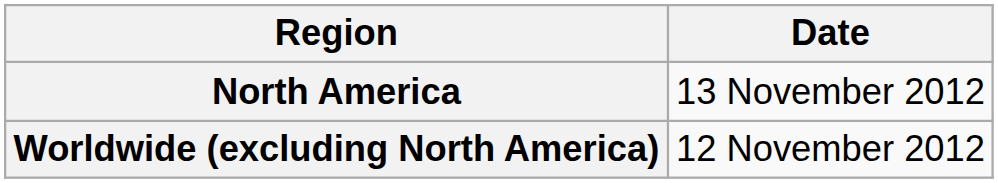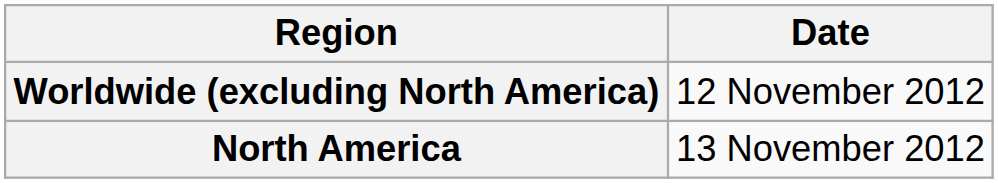rows swapped: (336, 148) <-> (336, 90)
